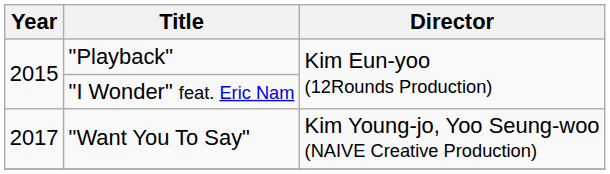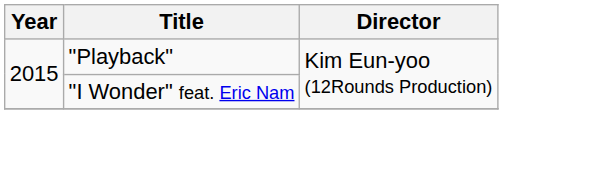- row: (159, 138)
